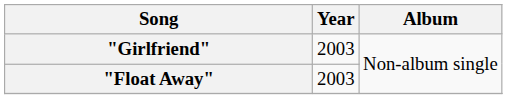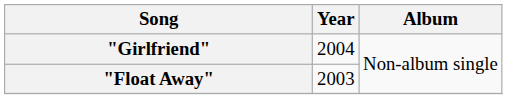(336, 49) 2003 -> (336, 49) 2004
